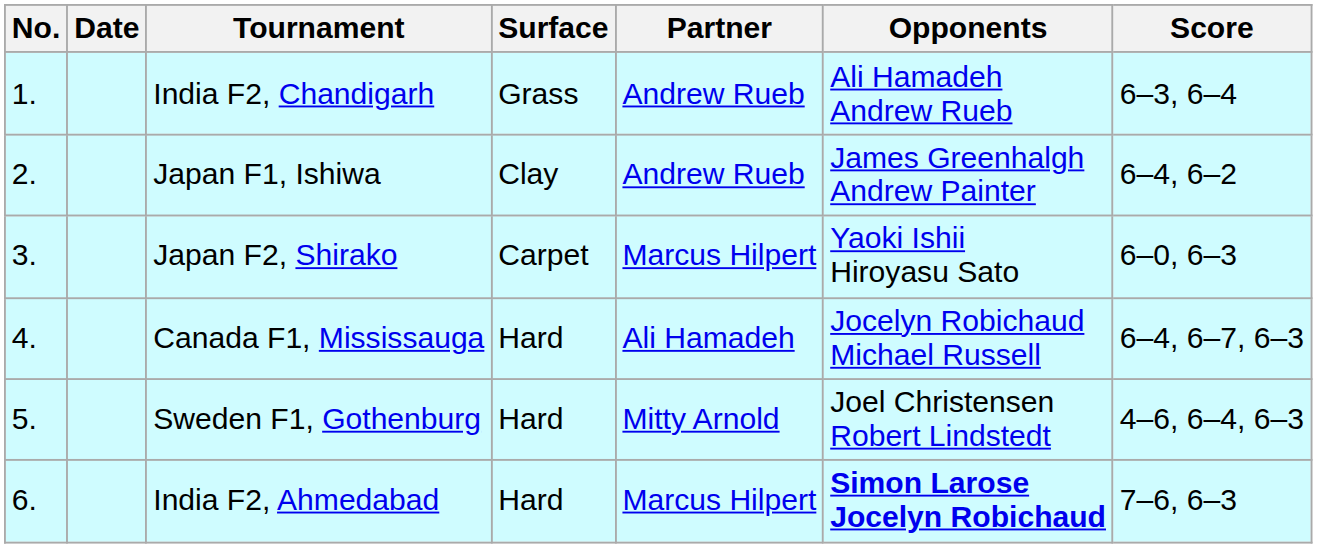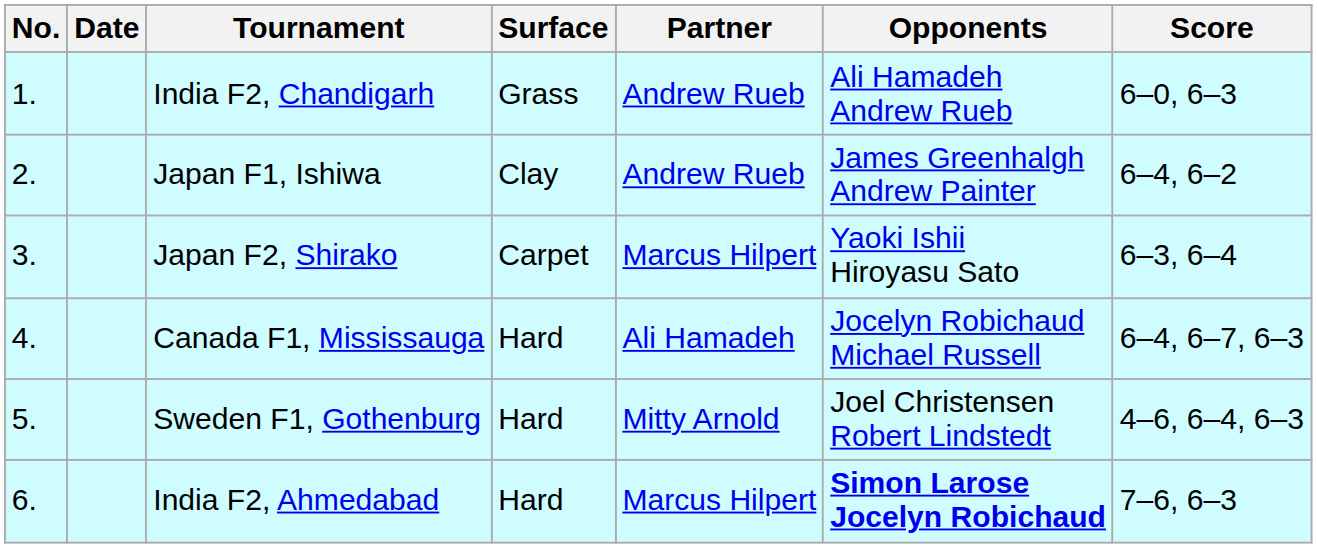(1178, 92) 6–3, 6–4 -> (1178, 92) 6–0, 6–3
(1178, 256) 6–0, 6–3 -> (1178, 256) 6–3, 6–4
